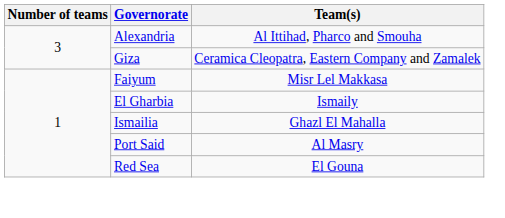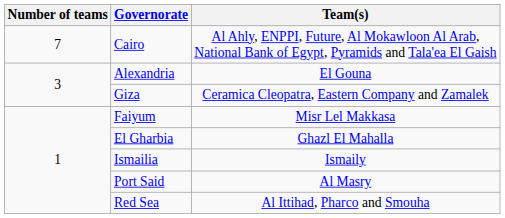+ row: (129, 44)
(337, 36) Al Ittihad, Pharco and Smouha -> (345, 73) El Gouna
(337, 101) Ismaily -> (345, 138) Ghazl El Mahalla
(337, 123) Ghazl El Mahalla -> (345, 159) Ismaily
(337, 166) El Gouna -> (345, 203) Al Ittihad, Pharco and Smouha
